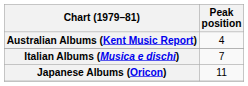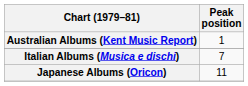(222, 40) 4 -> (222, 40) 1
